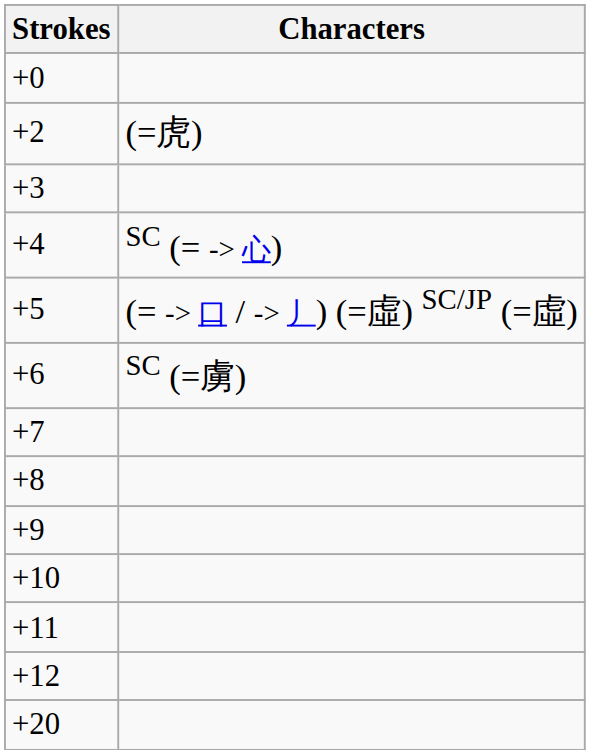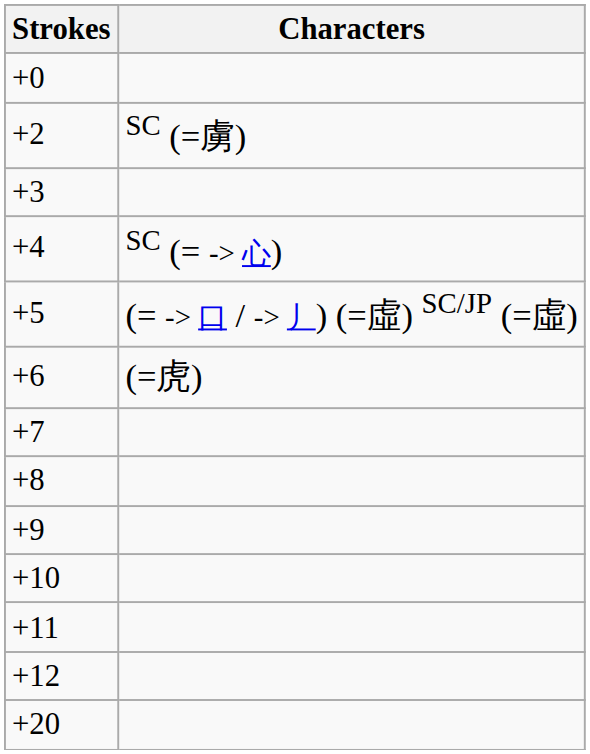(164, 133) (=虎) -> (186, 133) SC (=虜)
(186, 373) SC (=虜) -> (164, 377) (=虎)
